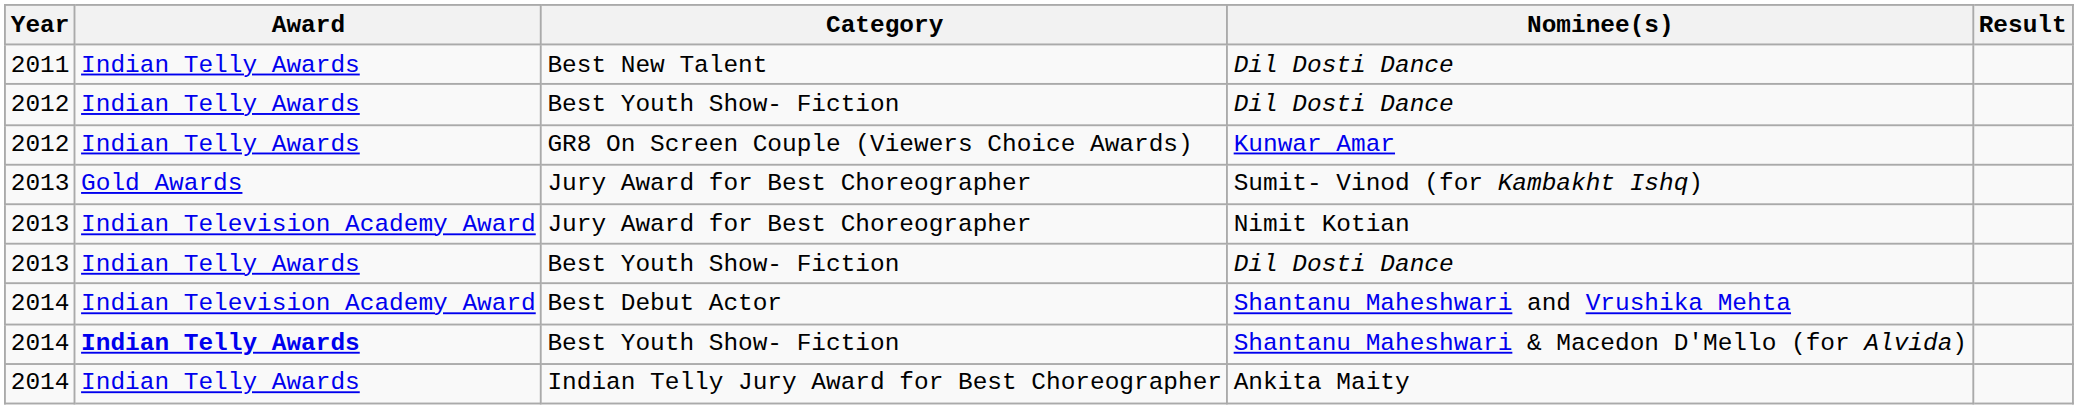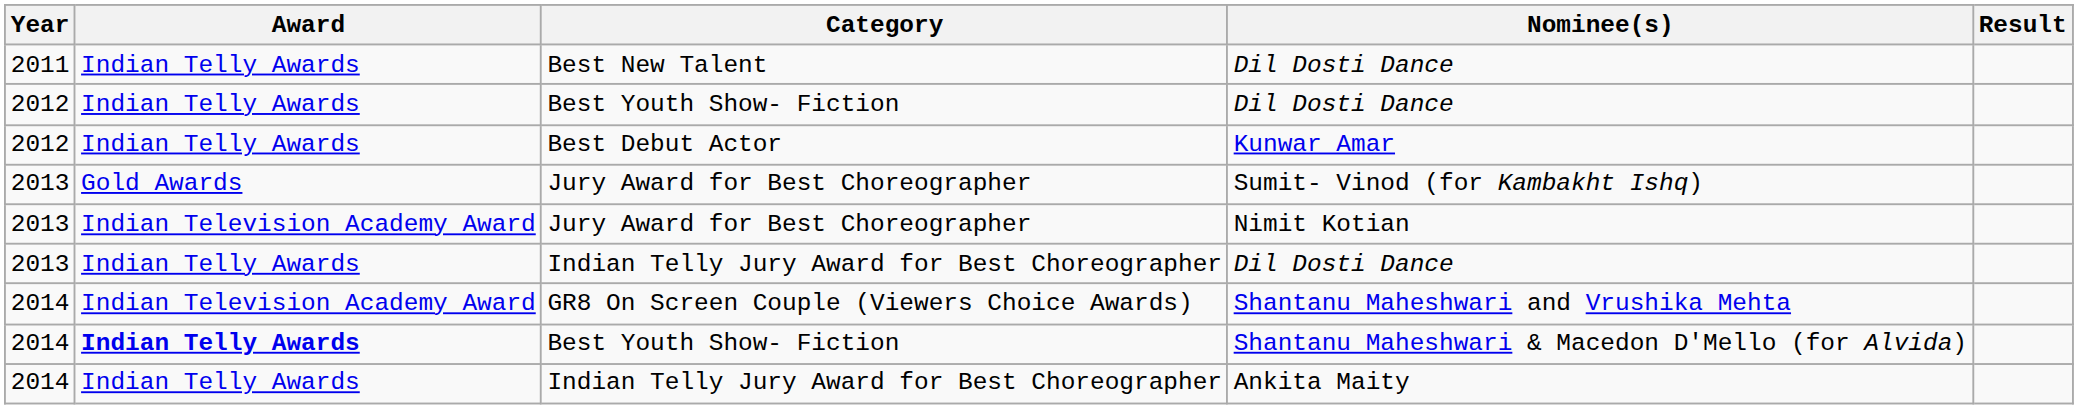(870, 144) GR8 On Screen Couple (Viewers Choice Awards) -> (665, 144) Best Debut Actor
(723, 264) Best Youth Show- Fiction -> (885, 264) Indian Telly Jury Award for Best Choreographer
(665, 304) Best Debut Actor -> (870, 304) GR8 On Screen Couple (Viewers Choice Awards)
